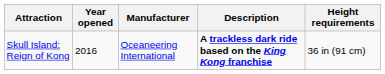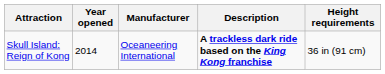(86, 50) 2016 -> (86, 50) 2014
